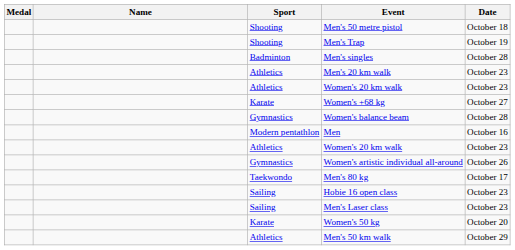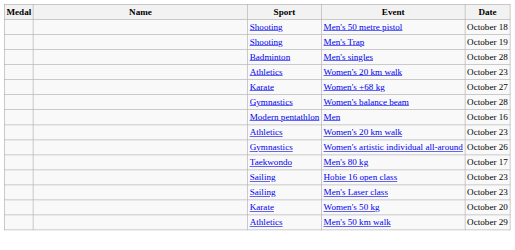- row: (266, 72)
